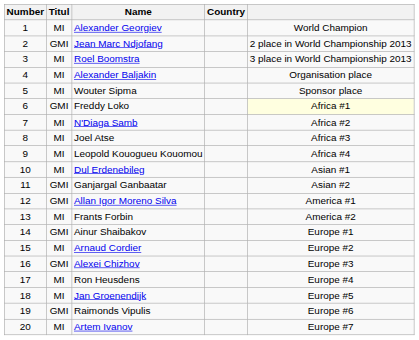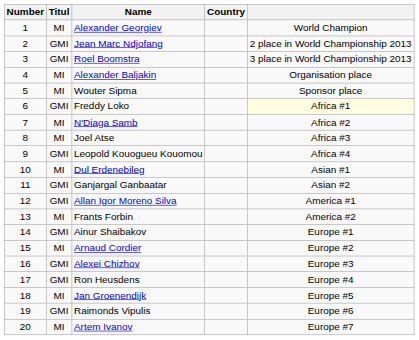(59, 59) MI -> (59, 59) GMI
(59, 153) MI -> (59, 153) GMI
(59, 279) MI -> (59, 279) GMI
